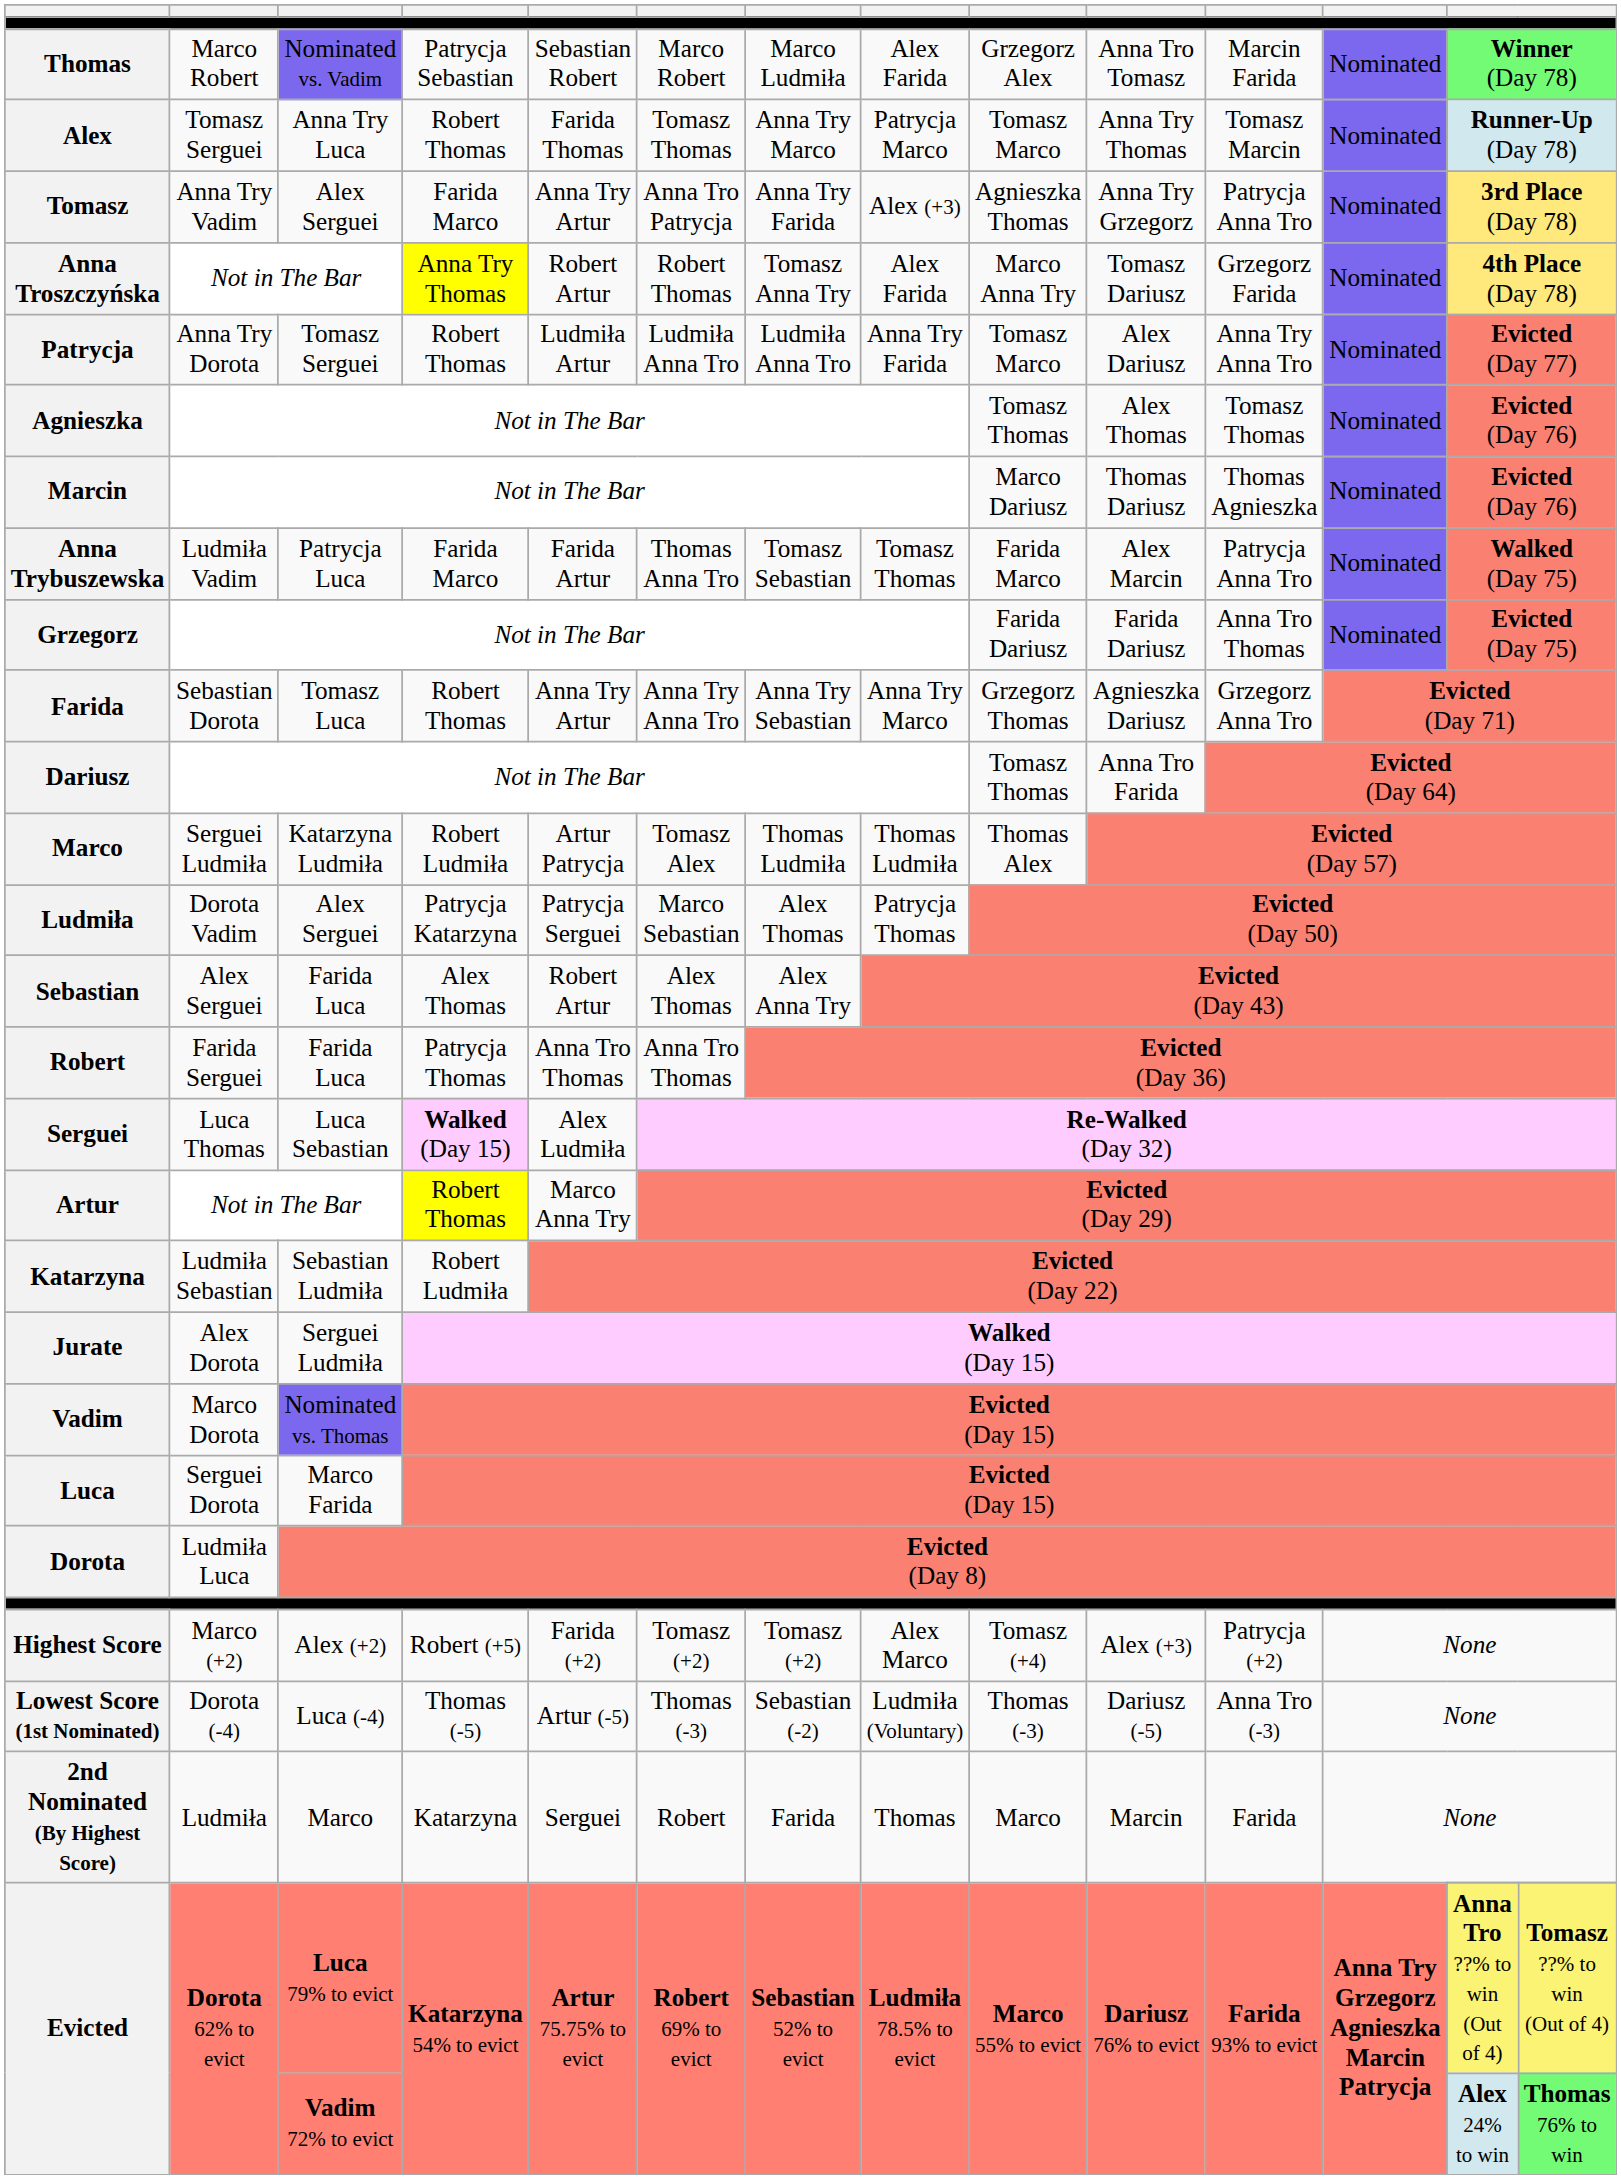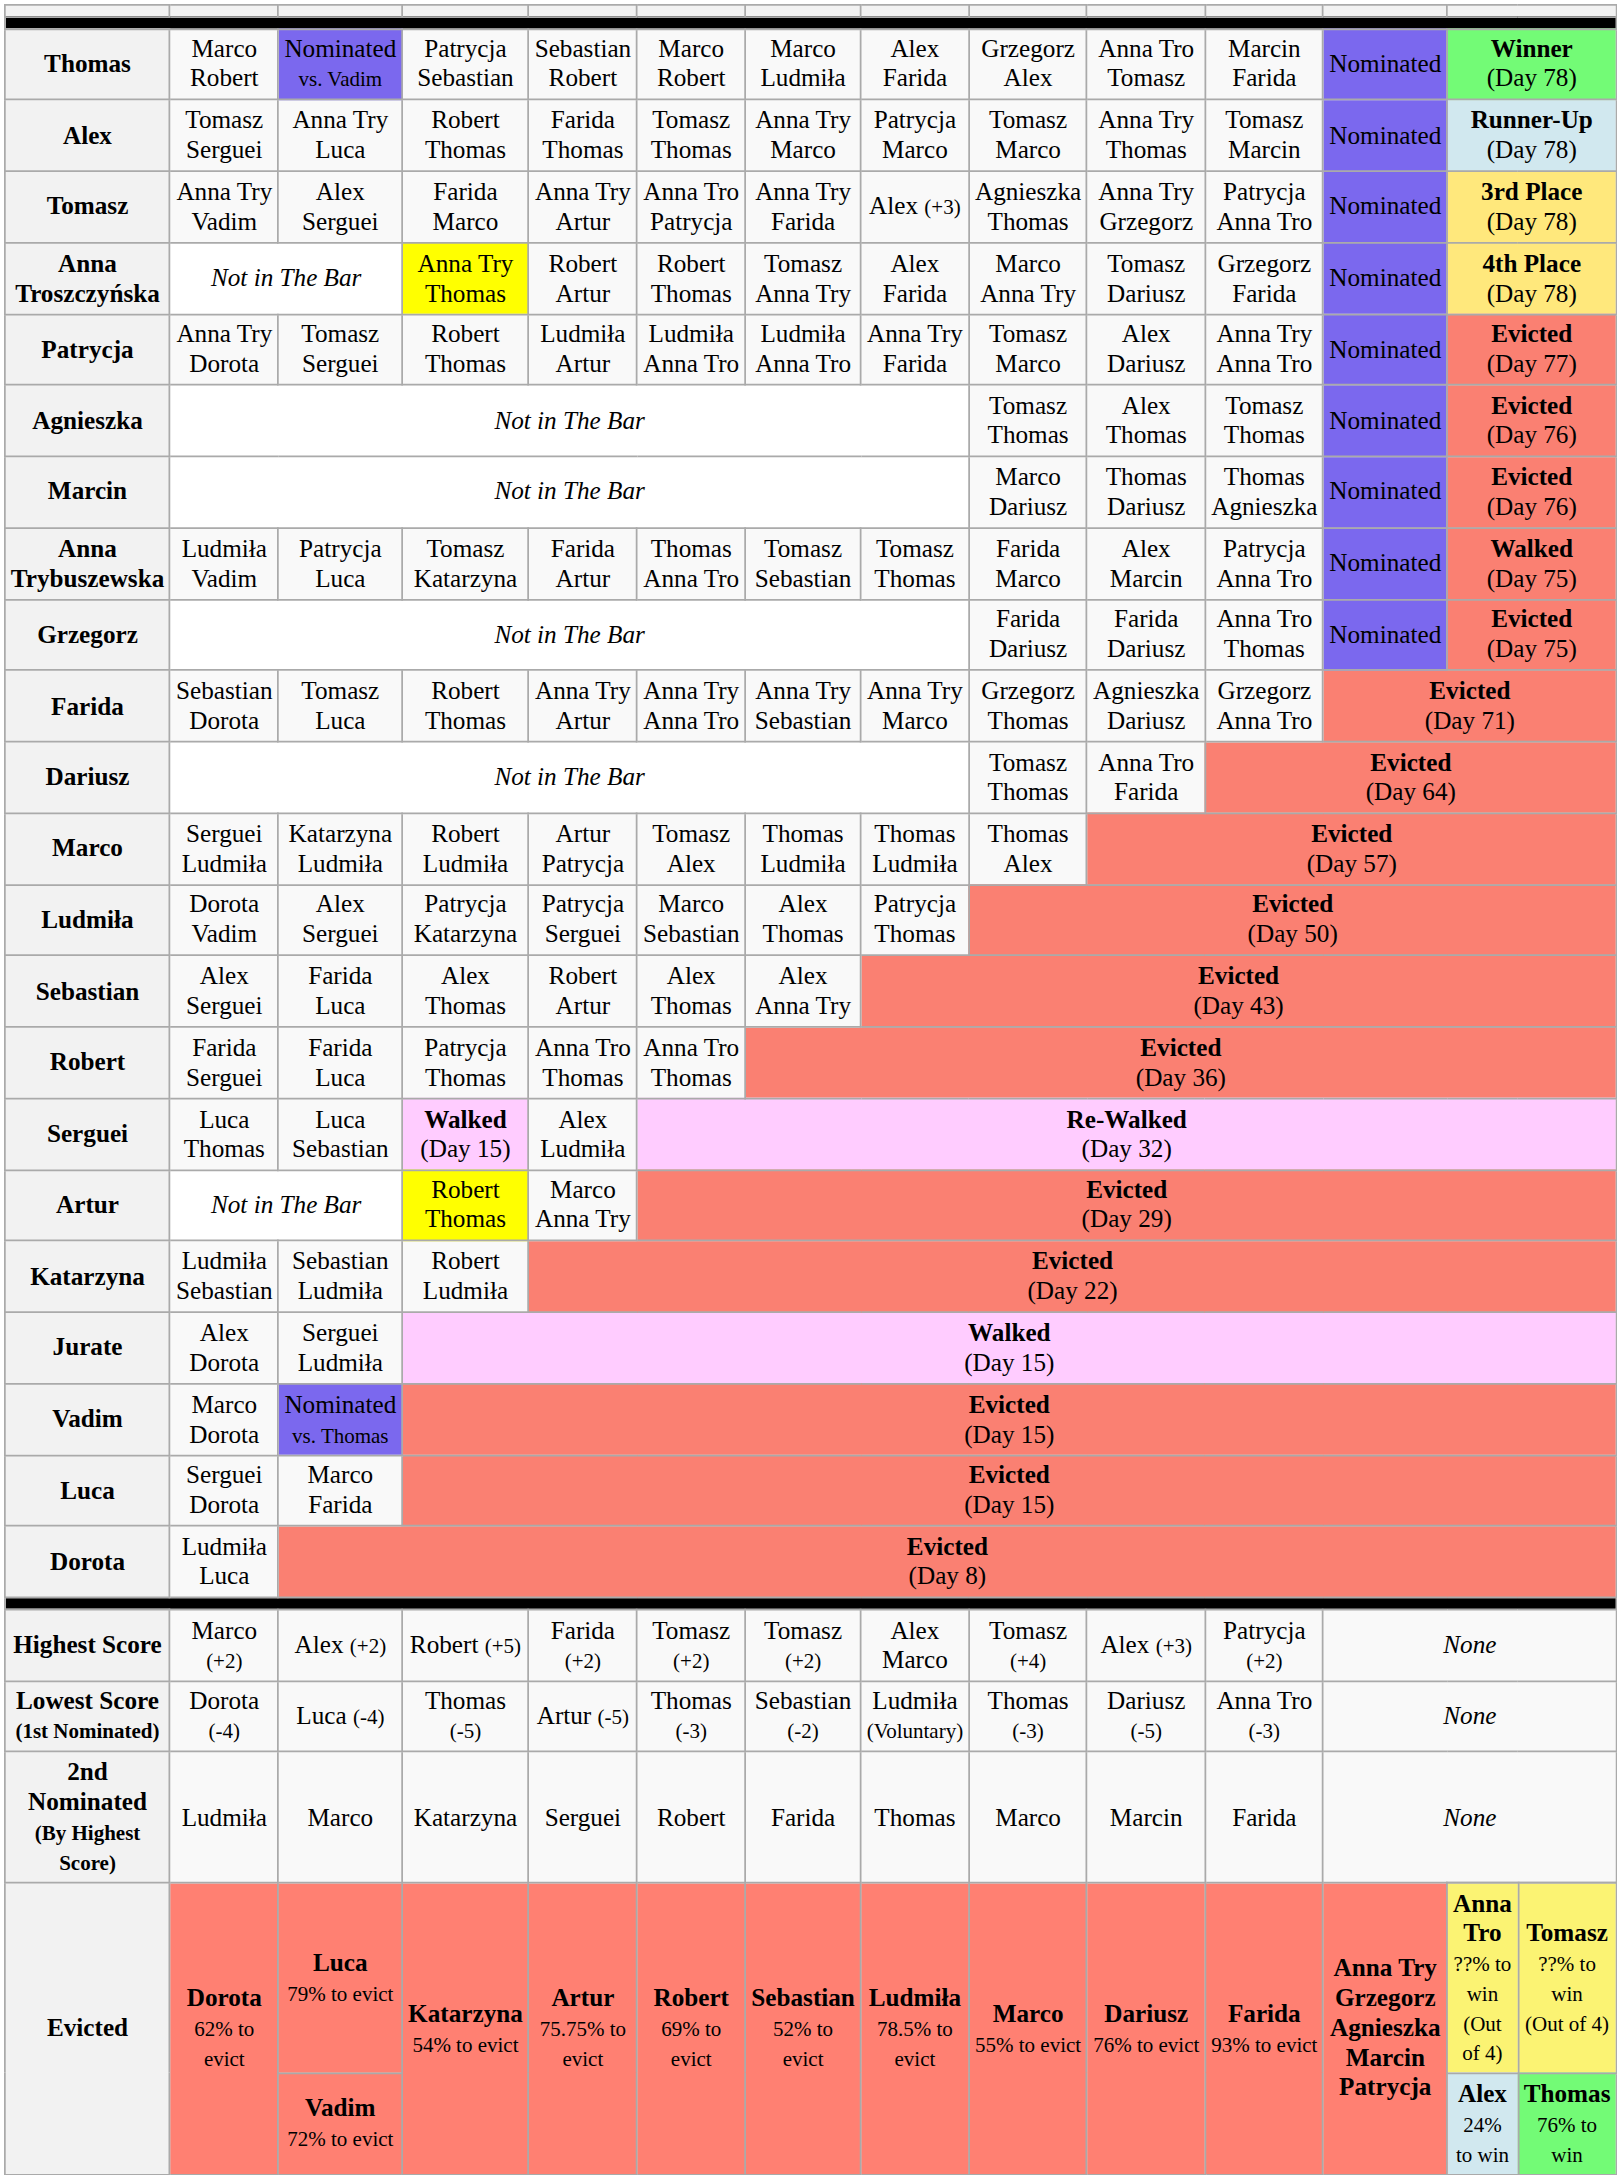(465, 563) Farida Marco -> (465, 563) Tomasz Katarzyna
